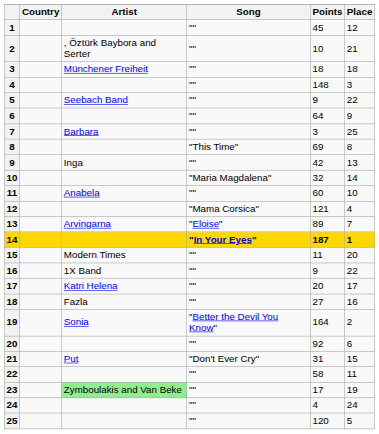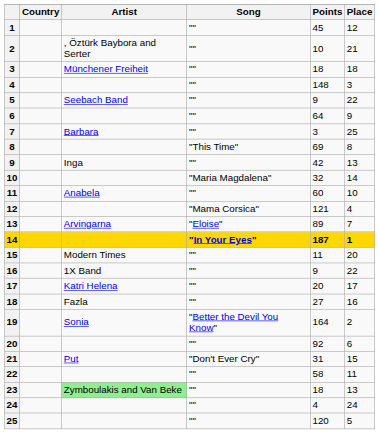(318, 390) 17 -> (318, 390) 18
(352, 390) 19 -> (352, 390) 13
